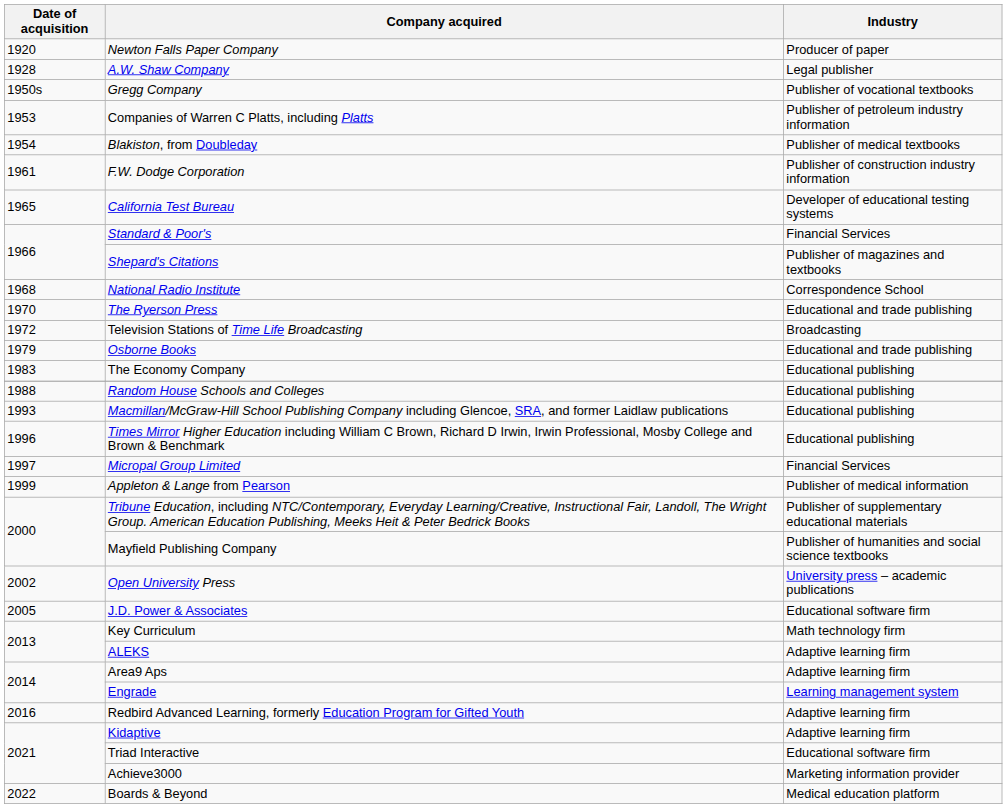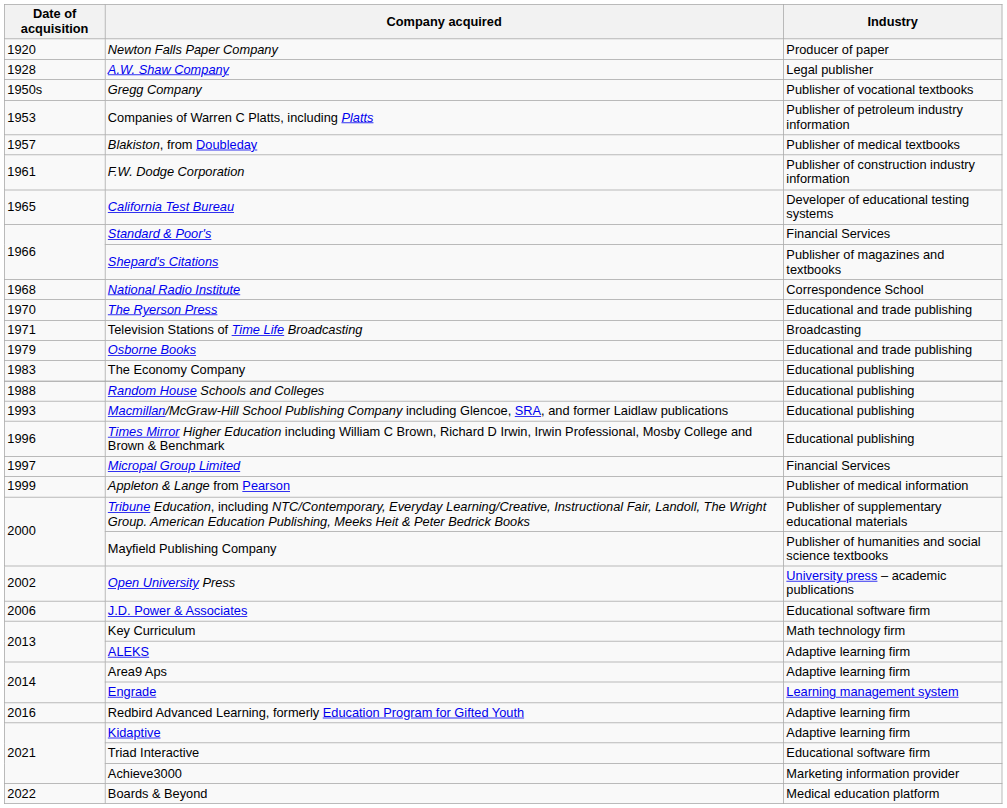(22, 144) 1954 -> (22, 144) 1957
(22, 330) 1972 -> (22, 330) 1971
(22, 611) 2005 -> (22, 611) 2006
